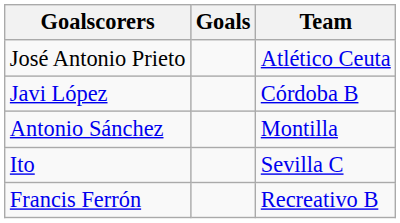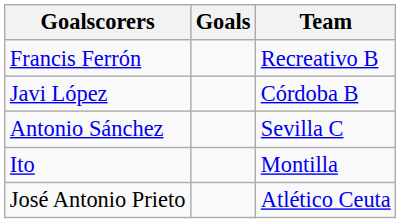rows swapped: (75, 199) <-> (98, 57)
(299, 128) Montilla -> (302, 128) Sevilla C
(302, 164) Sevilla C -> (299, 164) Montilla
